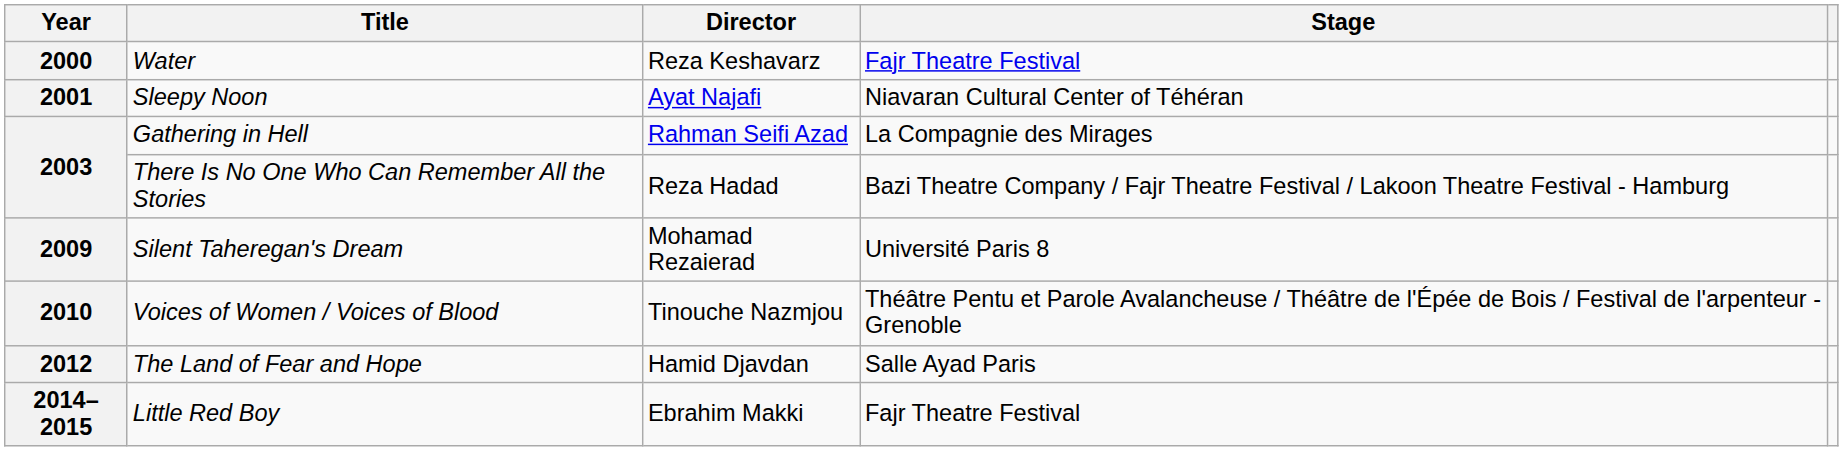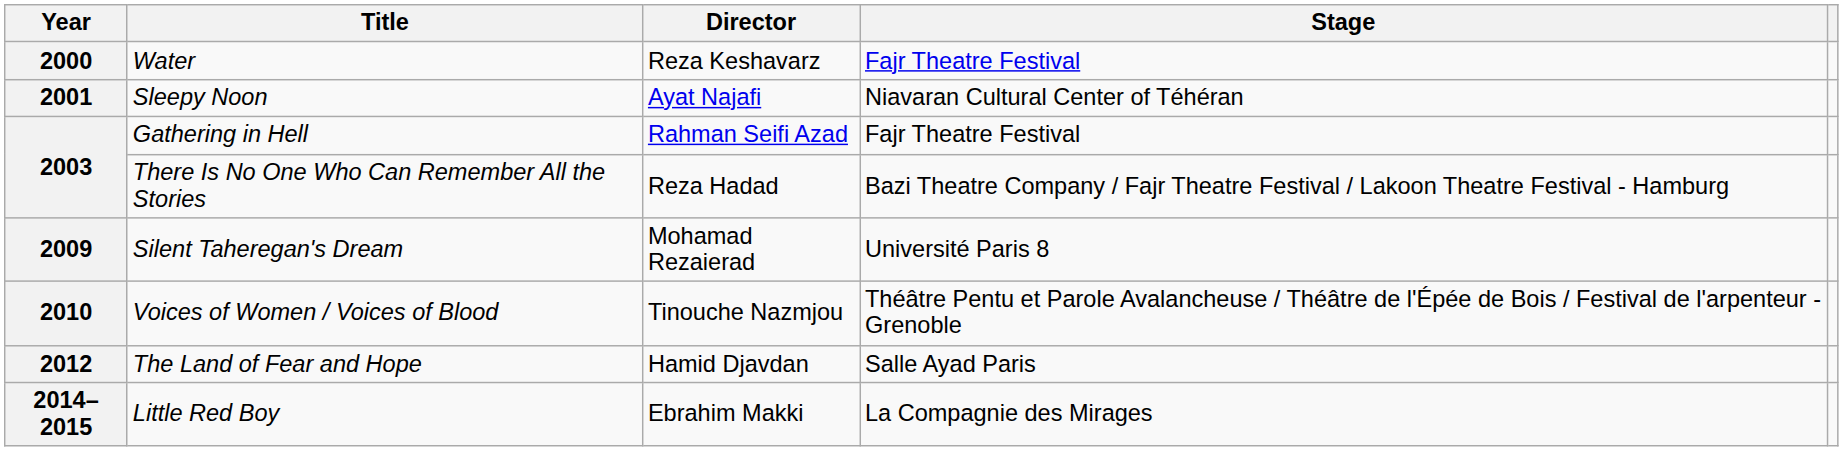(1009, 135) La Compagnie des Mirages -> (973, 135) Fajr Theatre Festival
(973, 414) Fajr Theatre Festival -> (1009, 414) La Compagnie des Mirages
